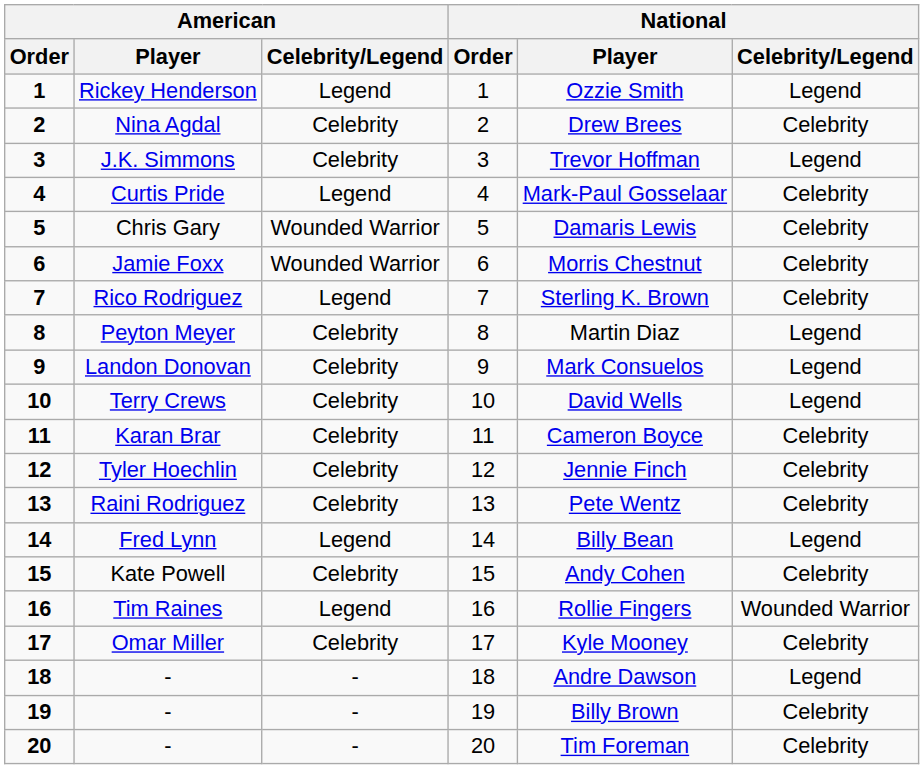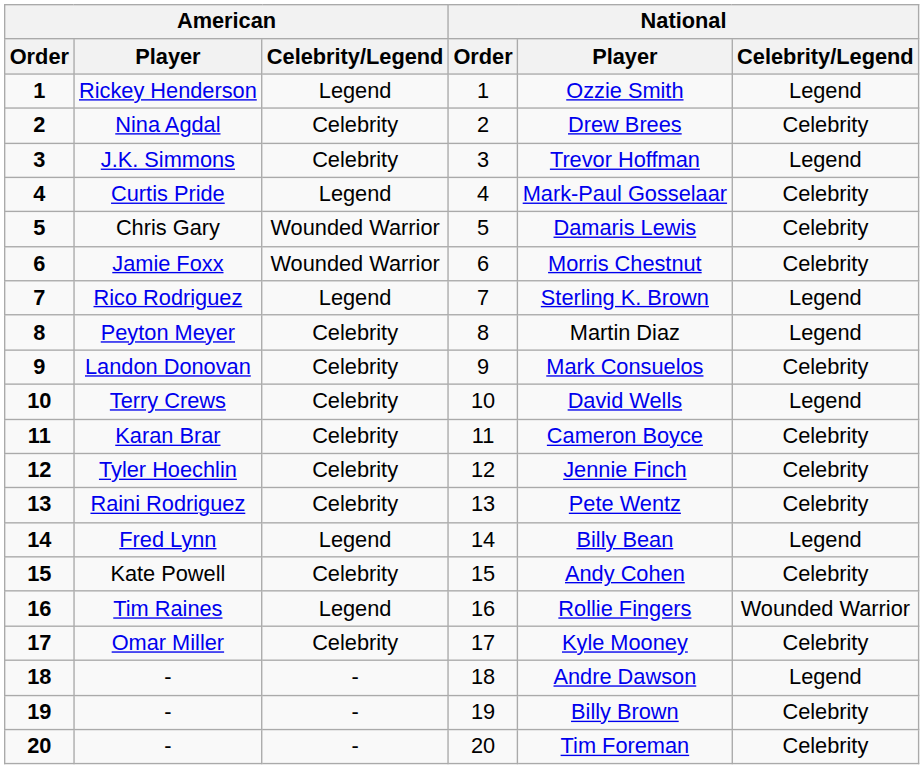(825, 297) Celebrity -> (825, 297) Legend
(825, 366) Legend -> (825, 366) Celebrity
